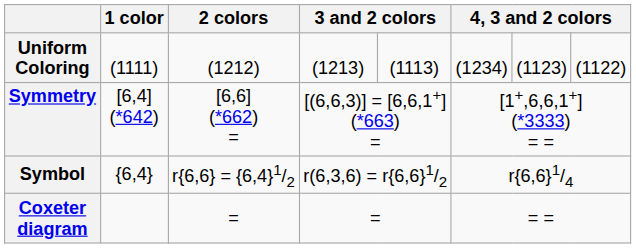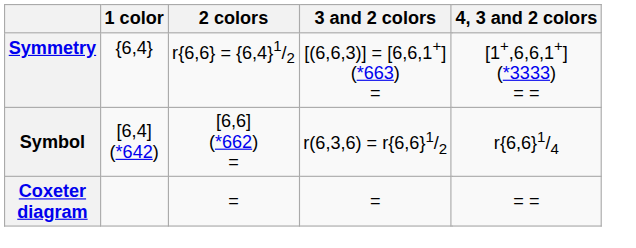- row: (52, 57)
(134, 106) [6,4] (*642) -> (134, 47) {6,4}
(234, 116) [6,6] (*662) = -> (234, 52) r{6,6} = {6,4}1/2
(134, 175) {6,4} -> (134, 142) [6,4] (*642)
(234, 175) r{6,6} = {6,4}1/2 -> (234, 142) [6,6] (*662) =
